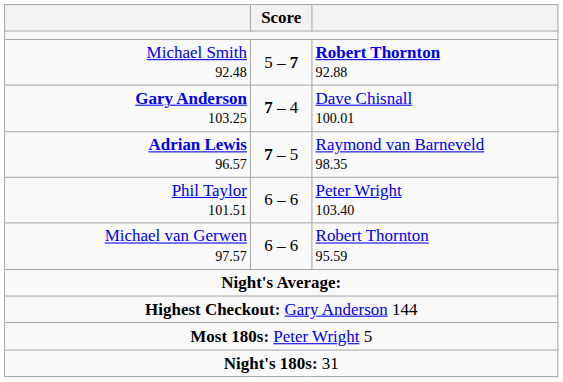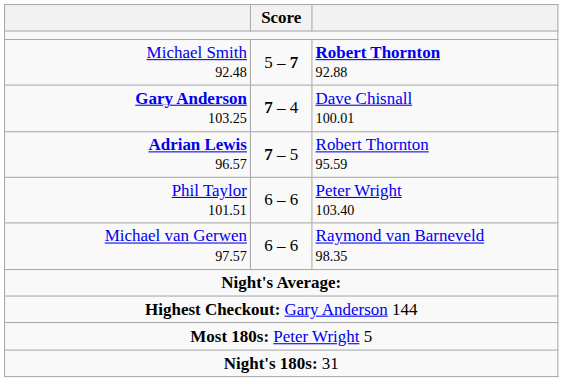(400, 154) Raymond van Barneveld 98.35 -> (372, 154) Robert Thornton 95.59
(372, 246) Robert Thornton 95.59 -> (400, 246) Raymond van Barneveld 98.35
